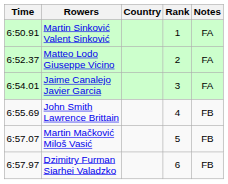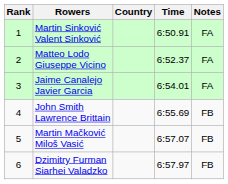columns swapped: (177, 12) <-> (23, 12)
